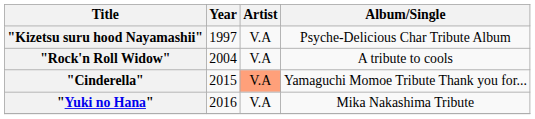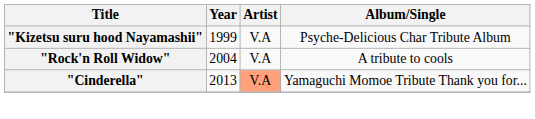(223, 37) 1997 -> (223, 37) 1999
(223, 80) 2015 -> (223, 80) 2013
- row: (105, 102)
